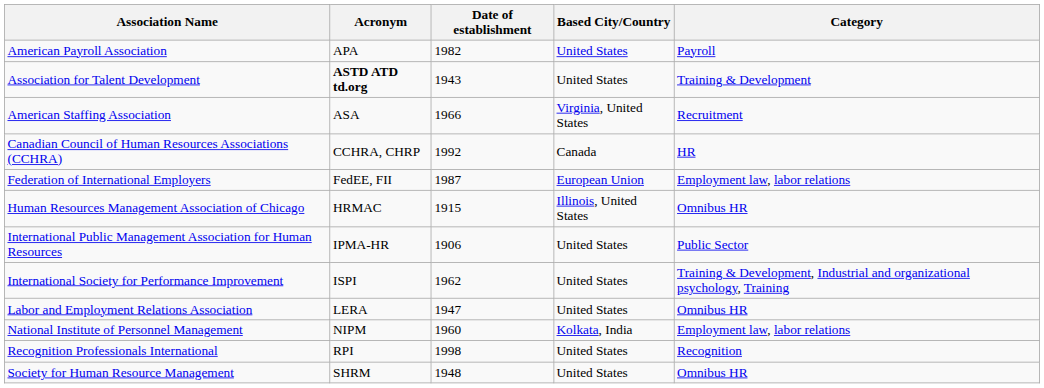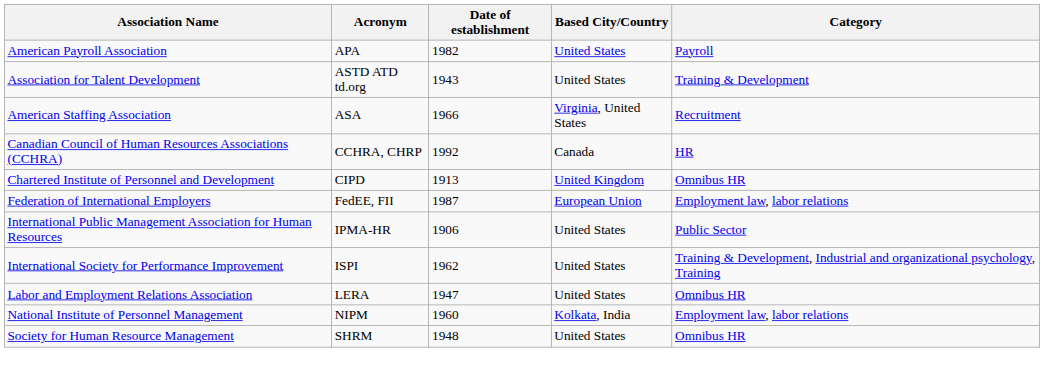(366, 79) bold -> (366, 79) normal
+ row: (141, 180)
- row: (156, 208)
- row: (113, 351)
